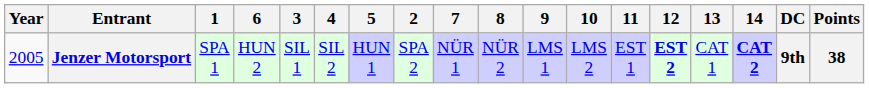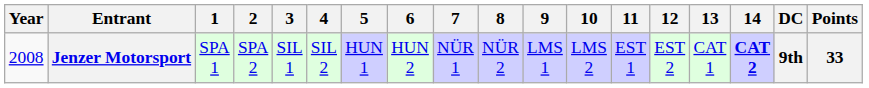columns swapped: (414, 18) <-> (257, 18)
(26, 57) 2005 -> (26, 57) 2008
(671, 57) bold -> (670, 57) normal
(837, 57) 38 -> (835, 57) 33
